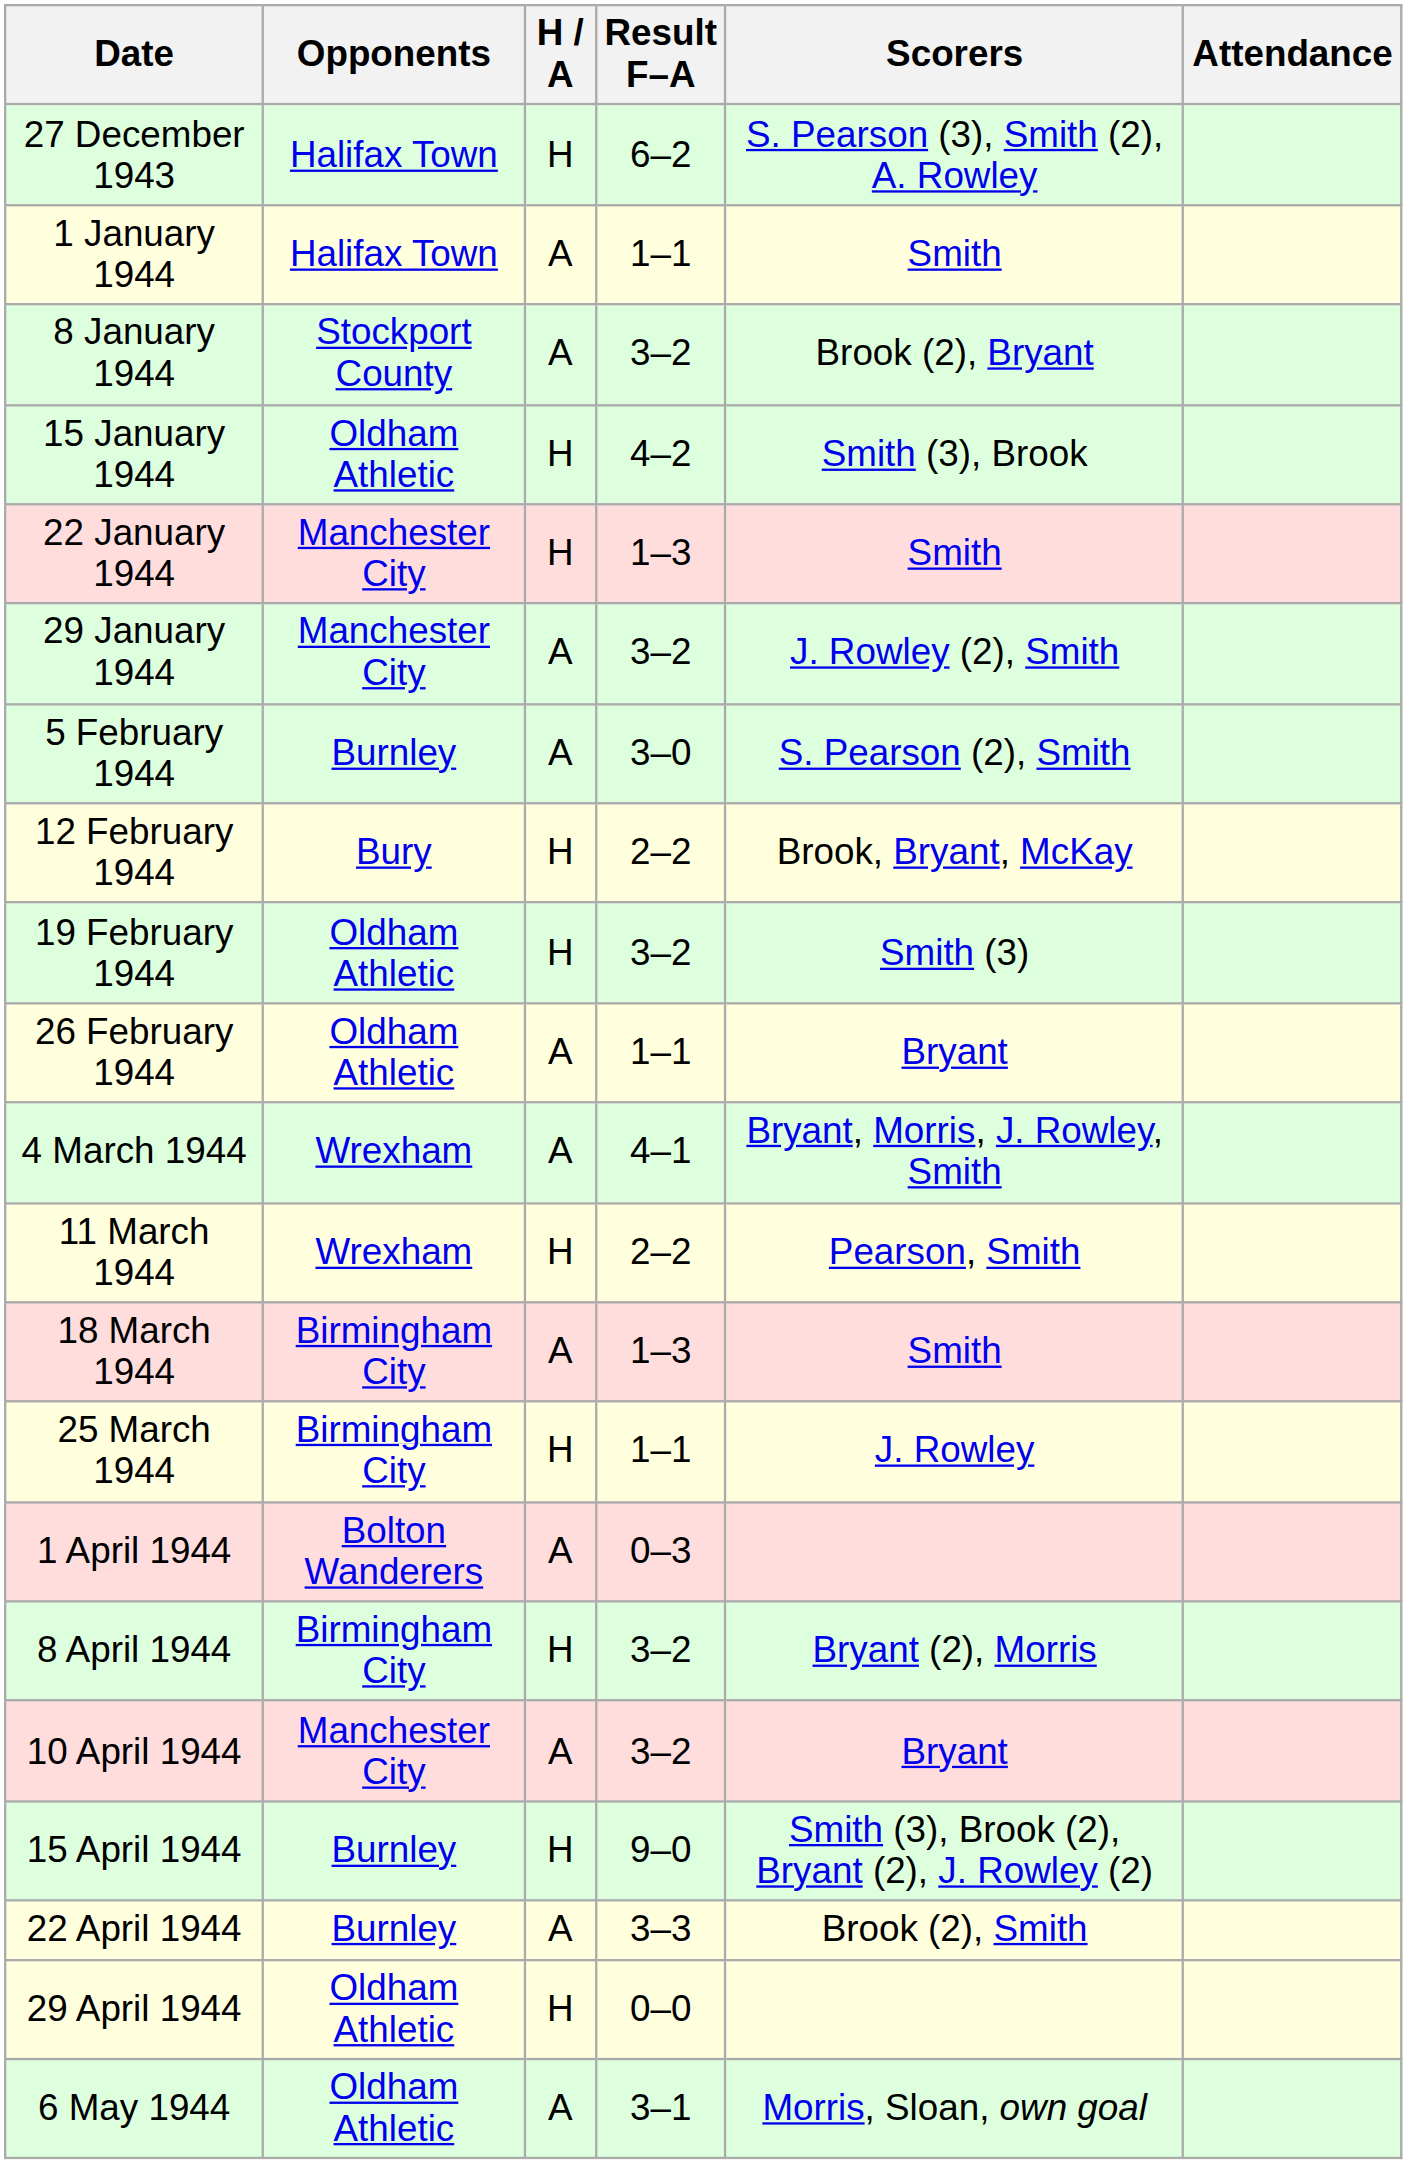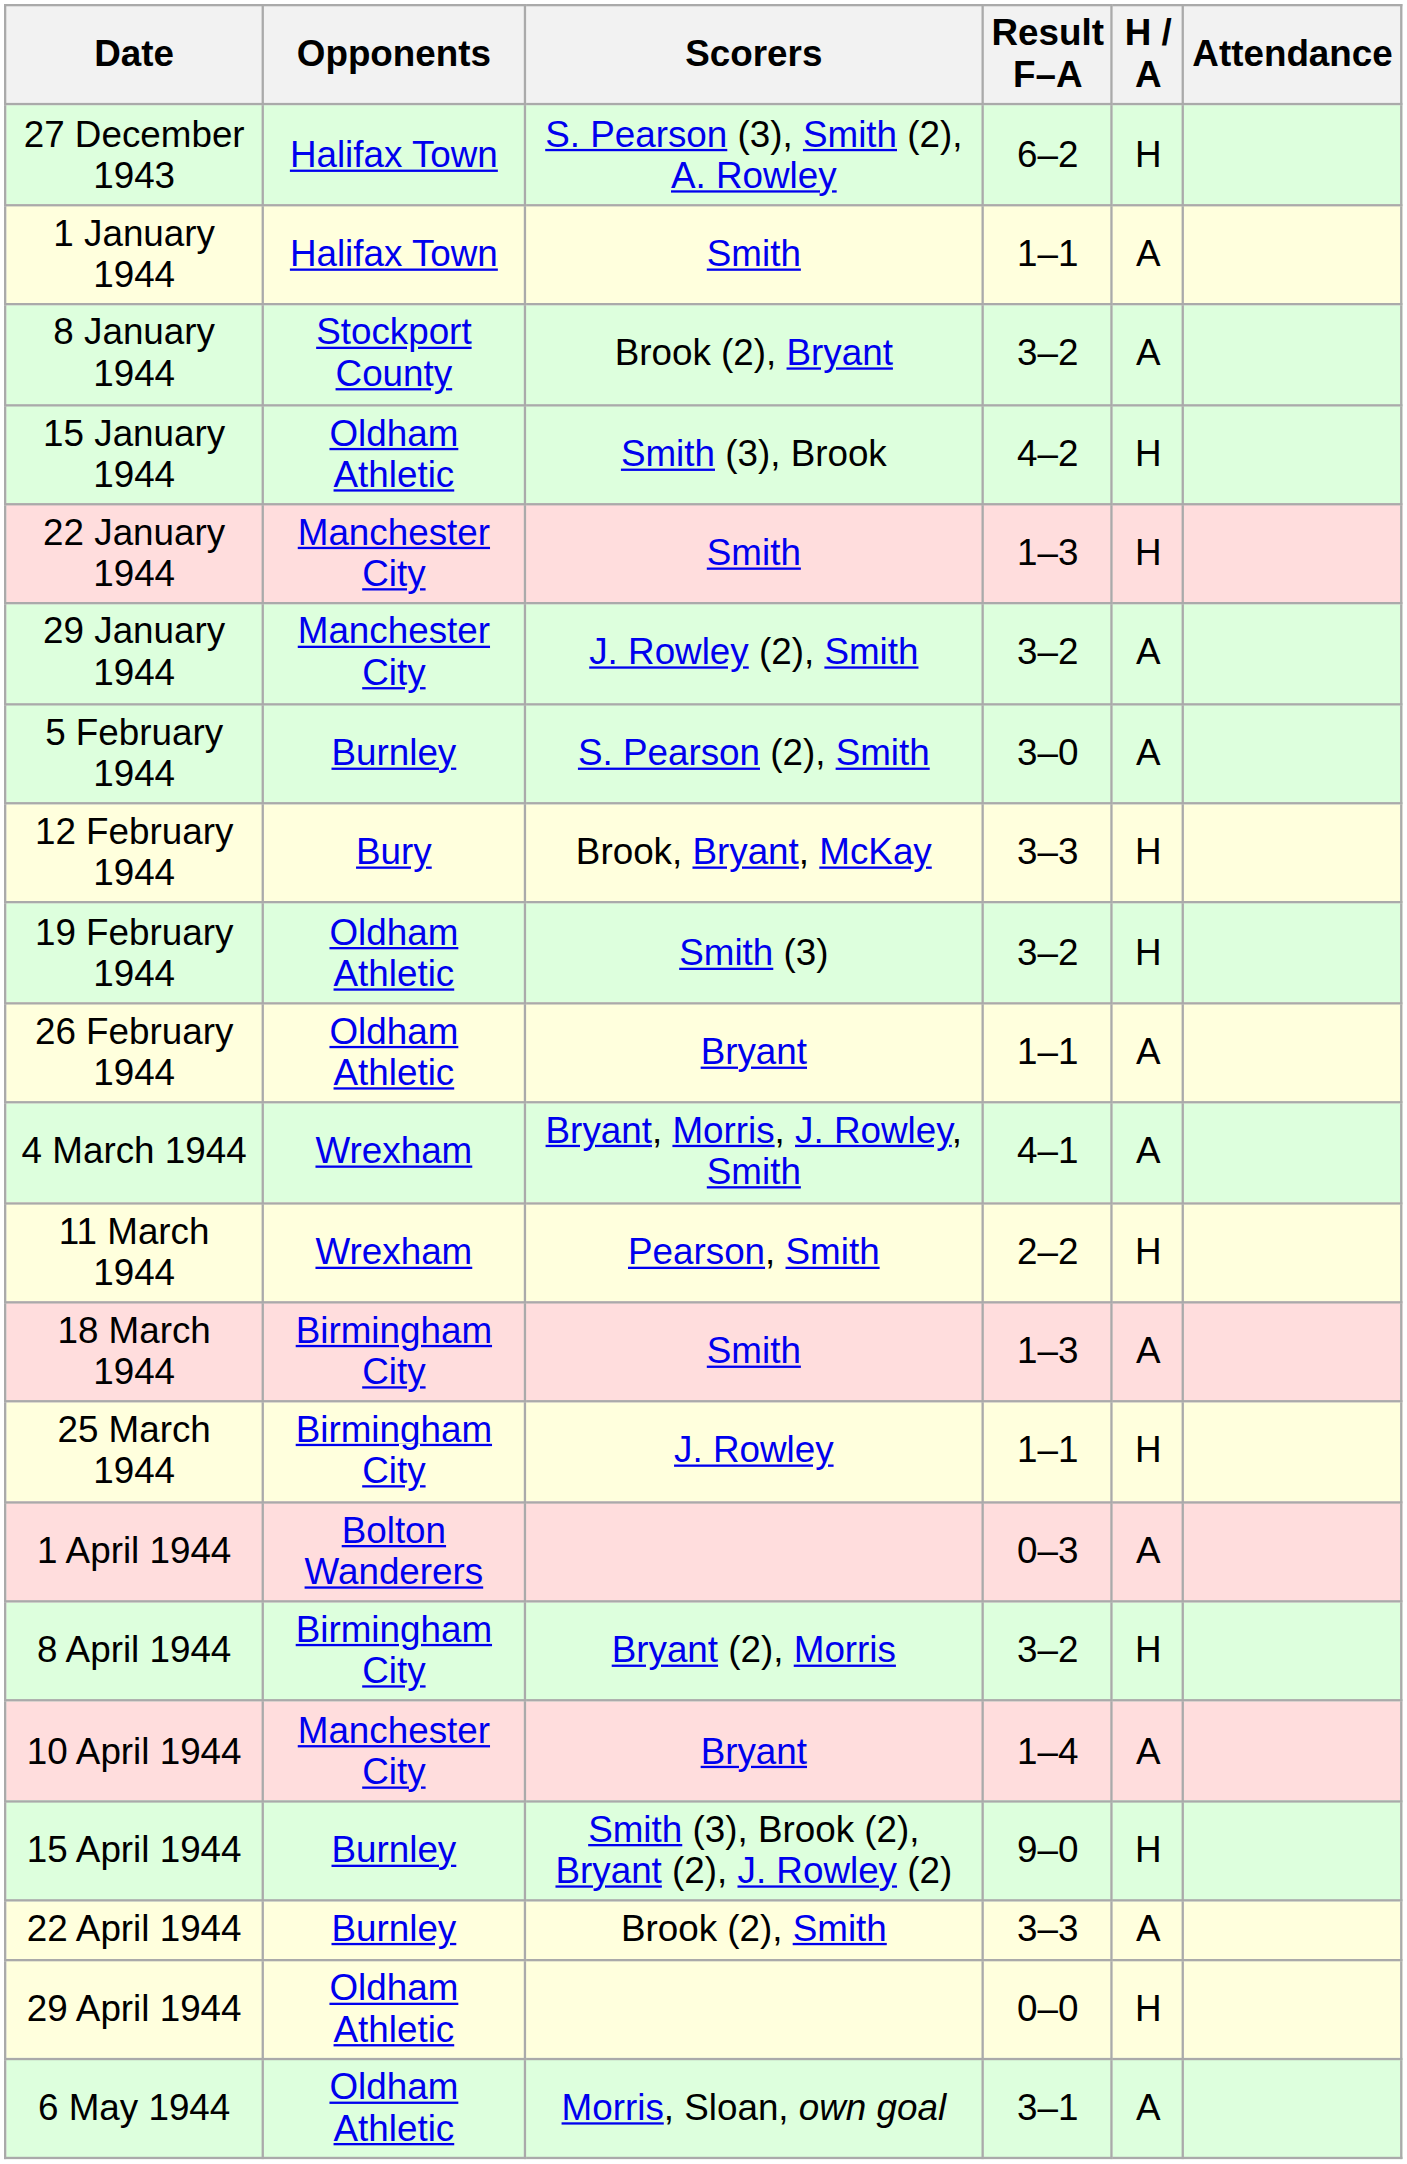columns swapped: (560, 54) <-> (955, 54)
(661, 852) 2–2 -> (1048, 852) 3–3
(661, 1750) 3–2 -> (1048, 1750) 1–4
